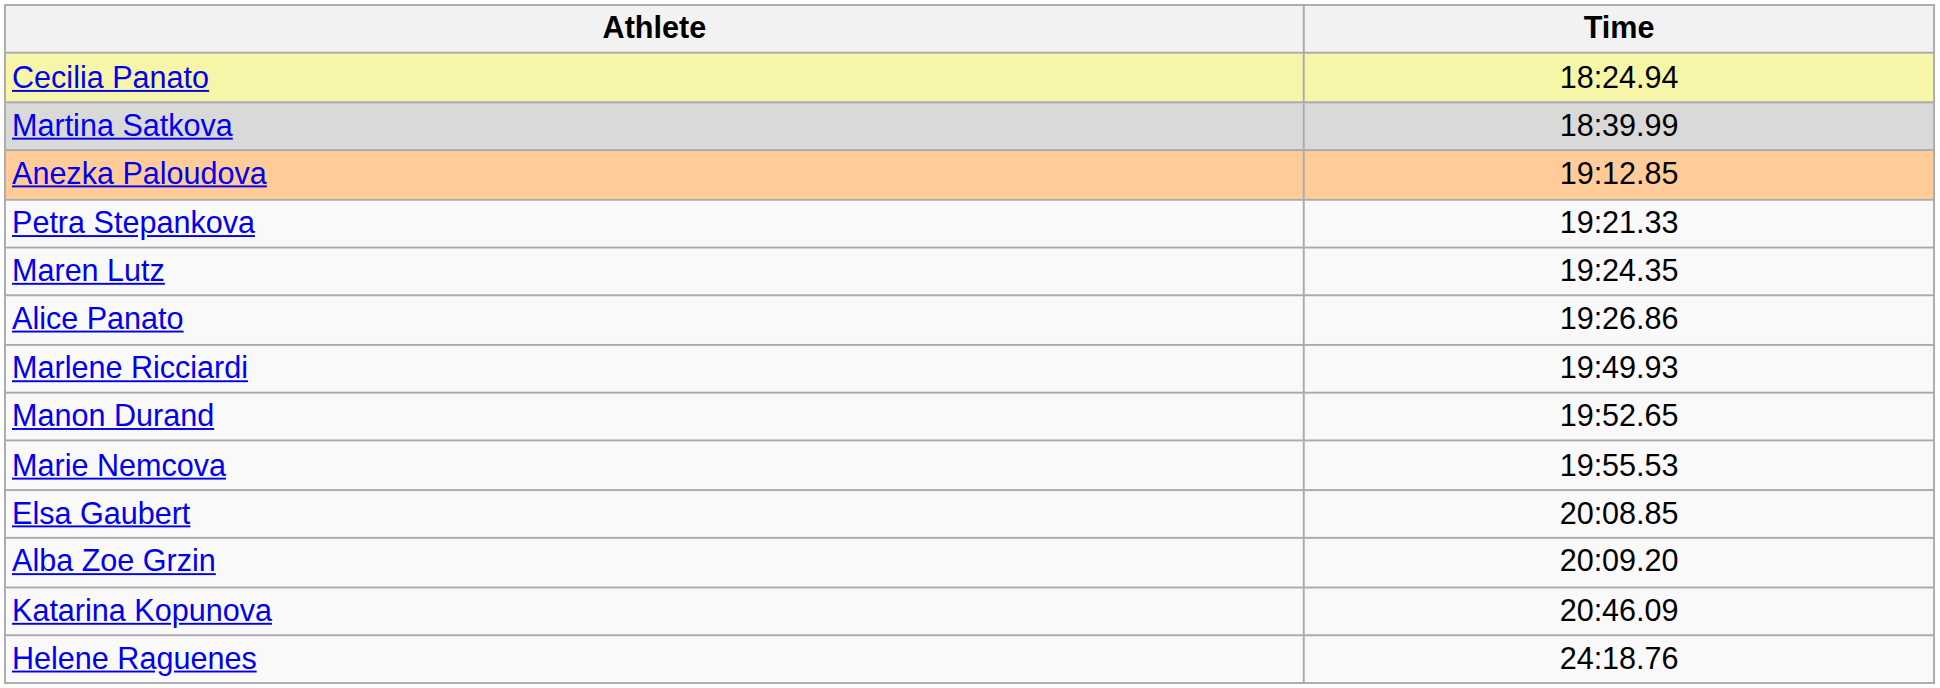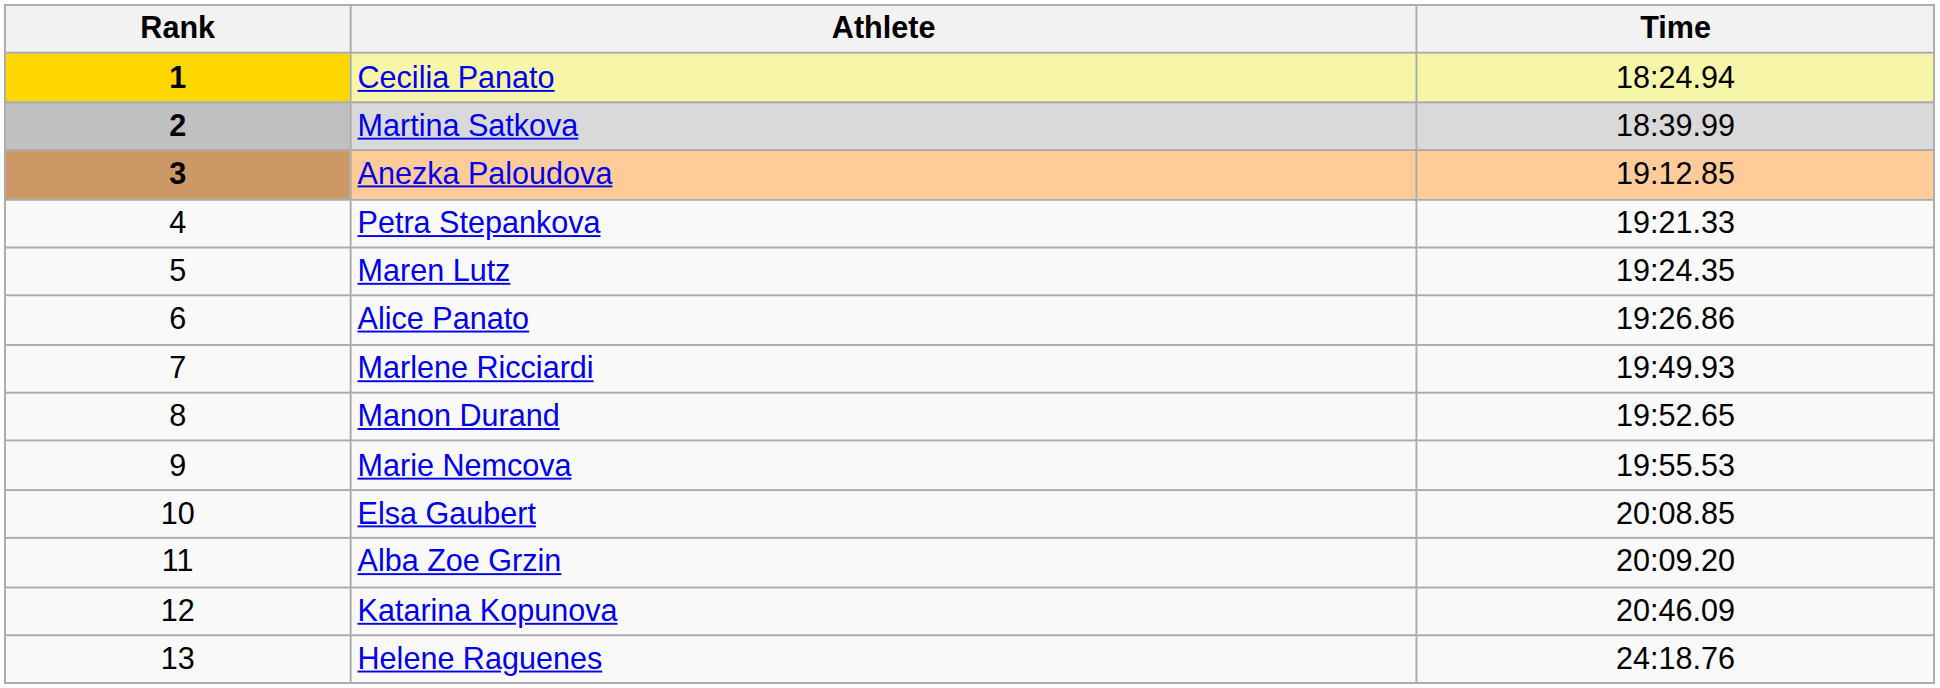+ column: (178, 28)
